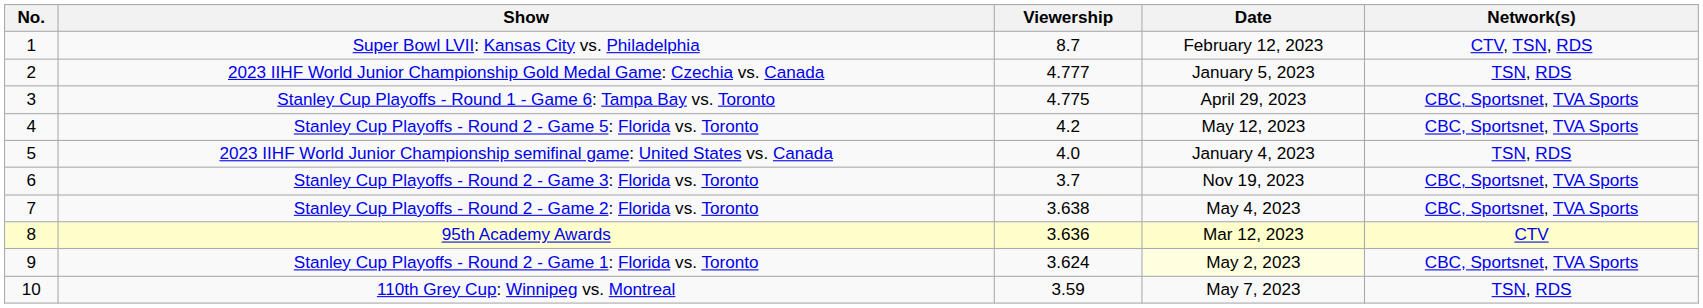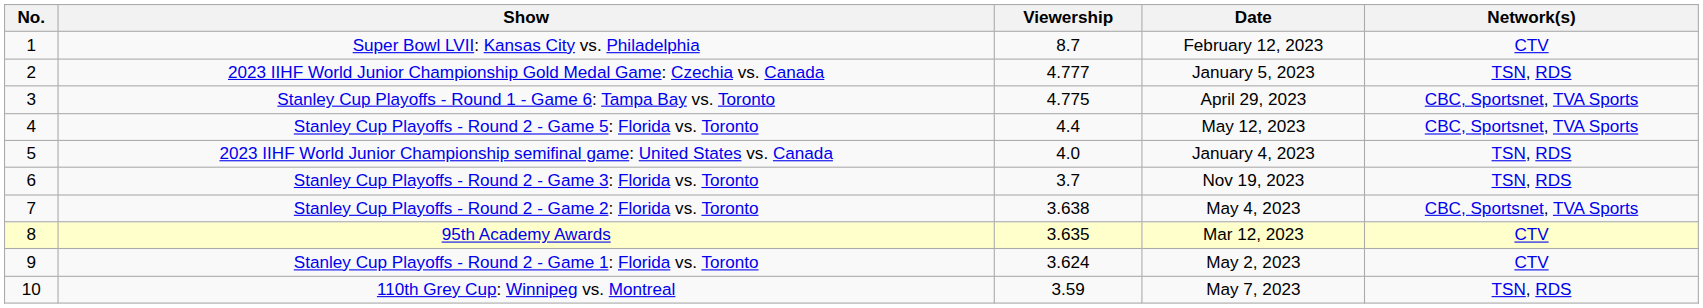(1532, 45) CTV, TSN, RDS -> (1532, 45) CTV
(1068, 126) 4.2 -> (1068, 126) 4.4
(1532, 180) CBC, Sportsnet, TVA Sports -> (1532, 180) TSN, RDS
(1068, 235) 3.636 -> (1068, 235) 3.635
(1253, 262) lightyellow background -> (1253, 262) no background
(1532, 262) CBC, Sportsnet, TVA Sports -> (1532, 262) CTV
